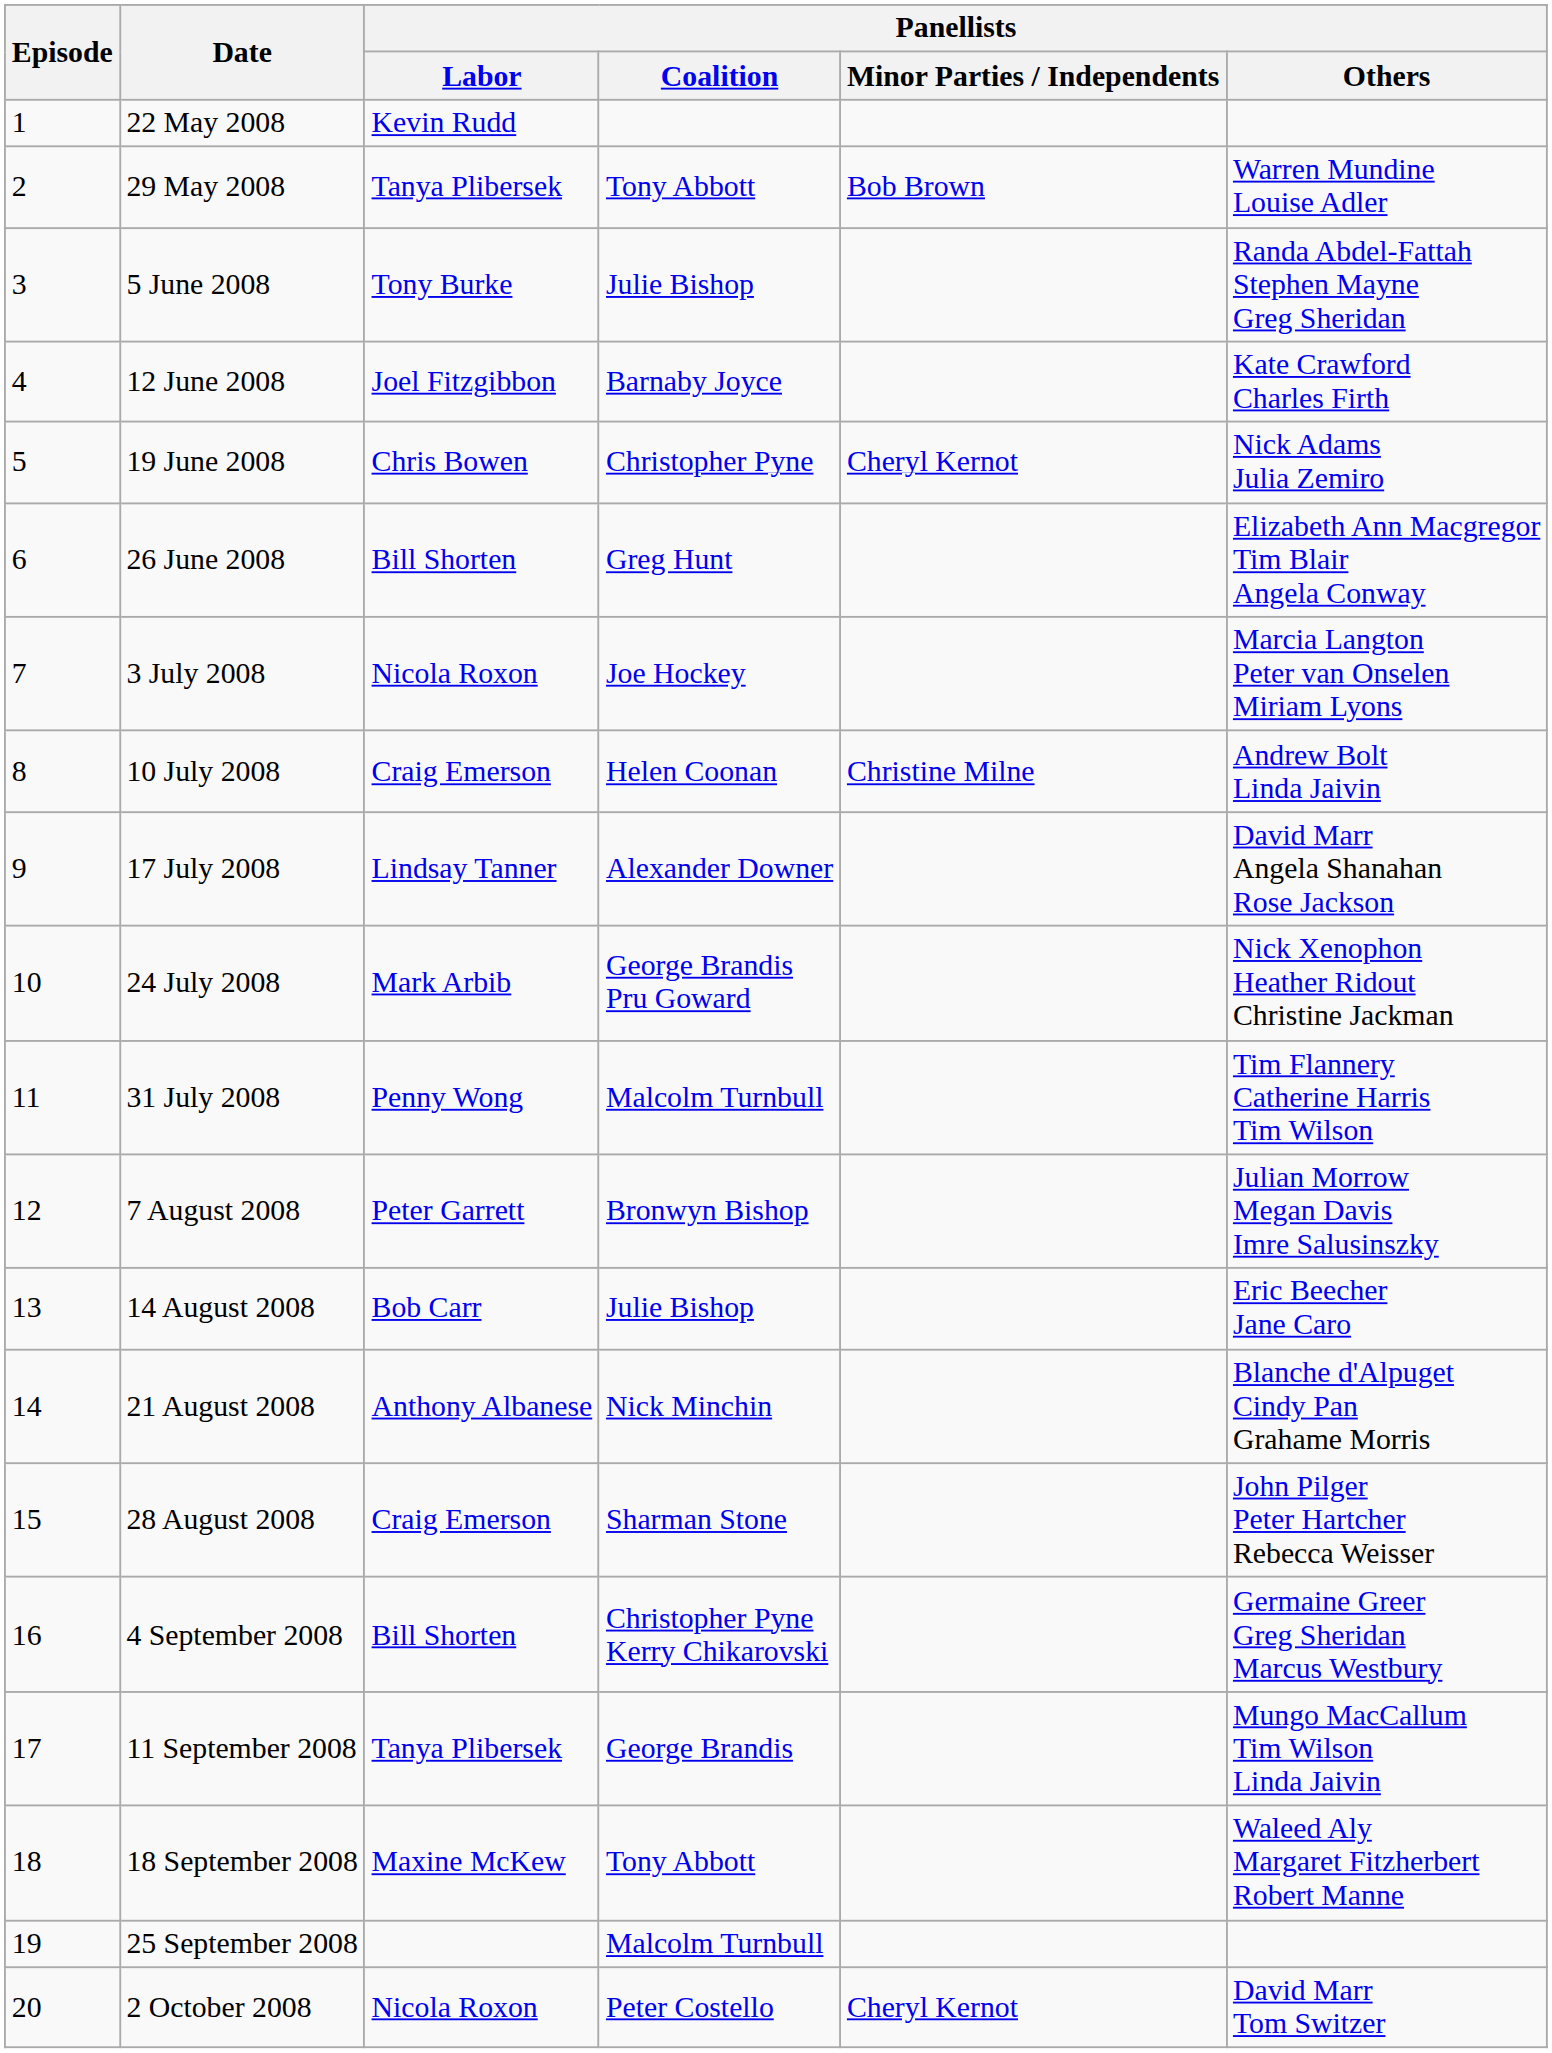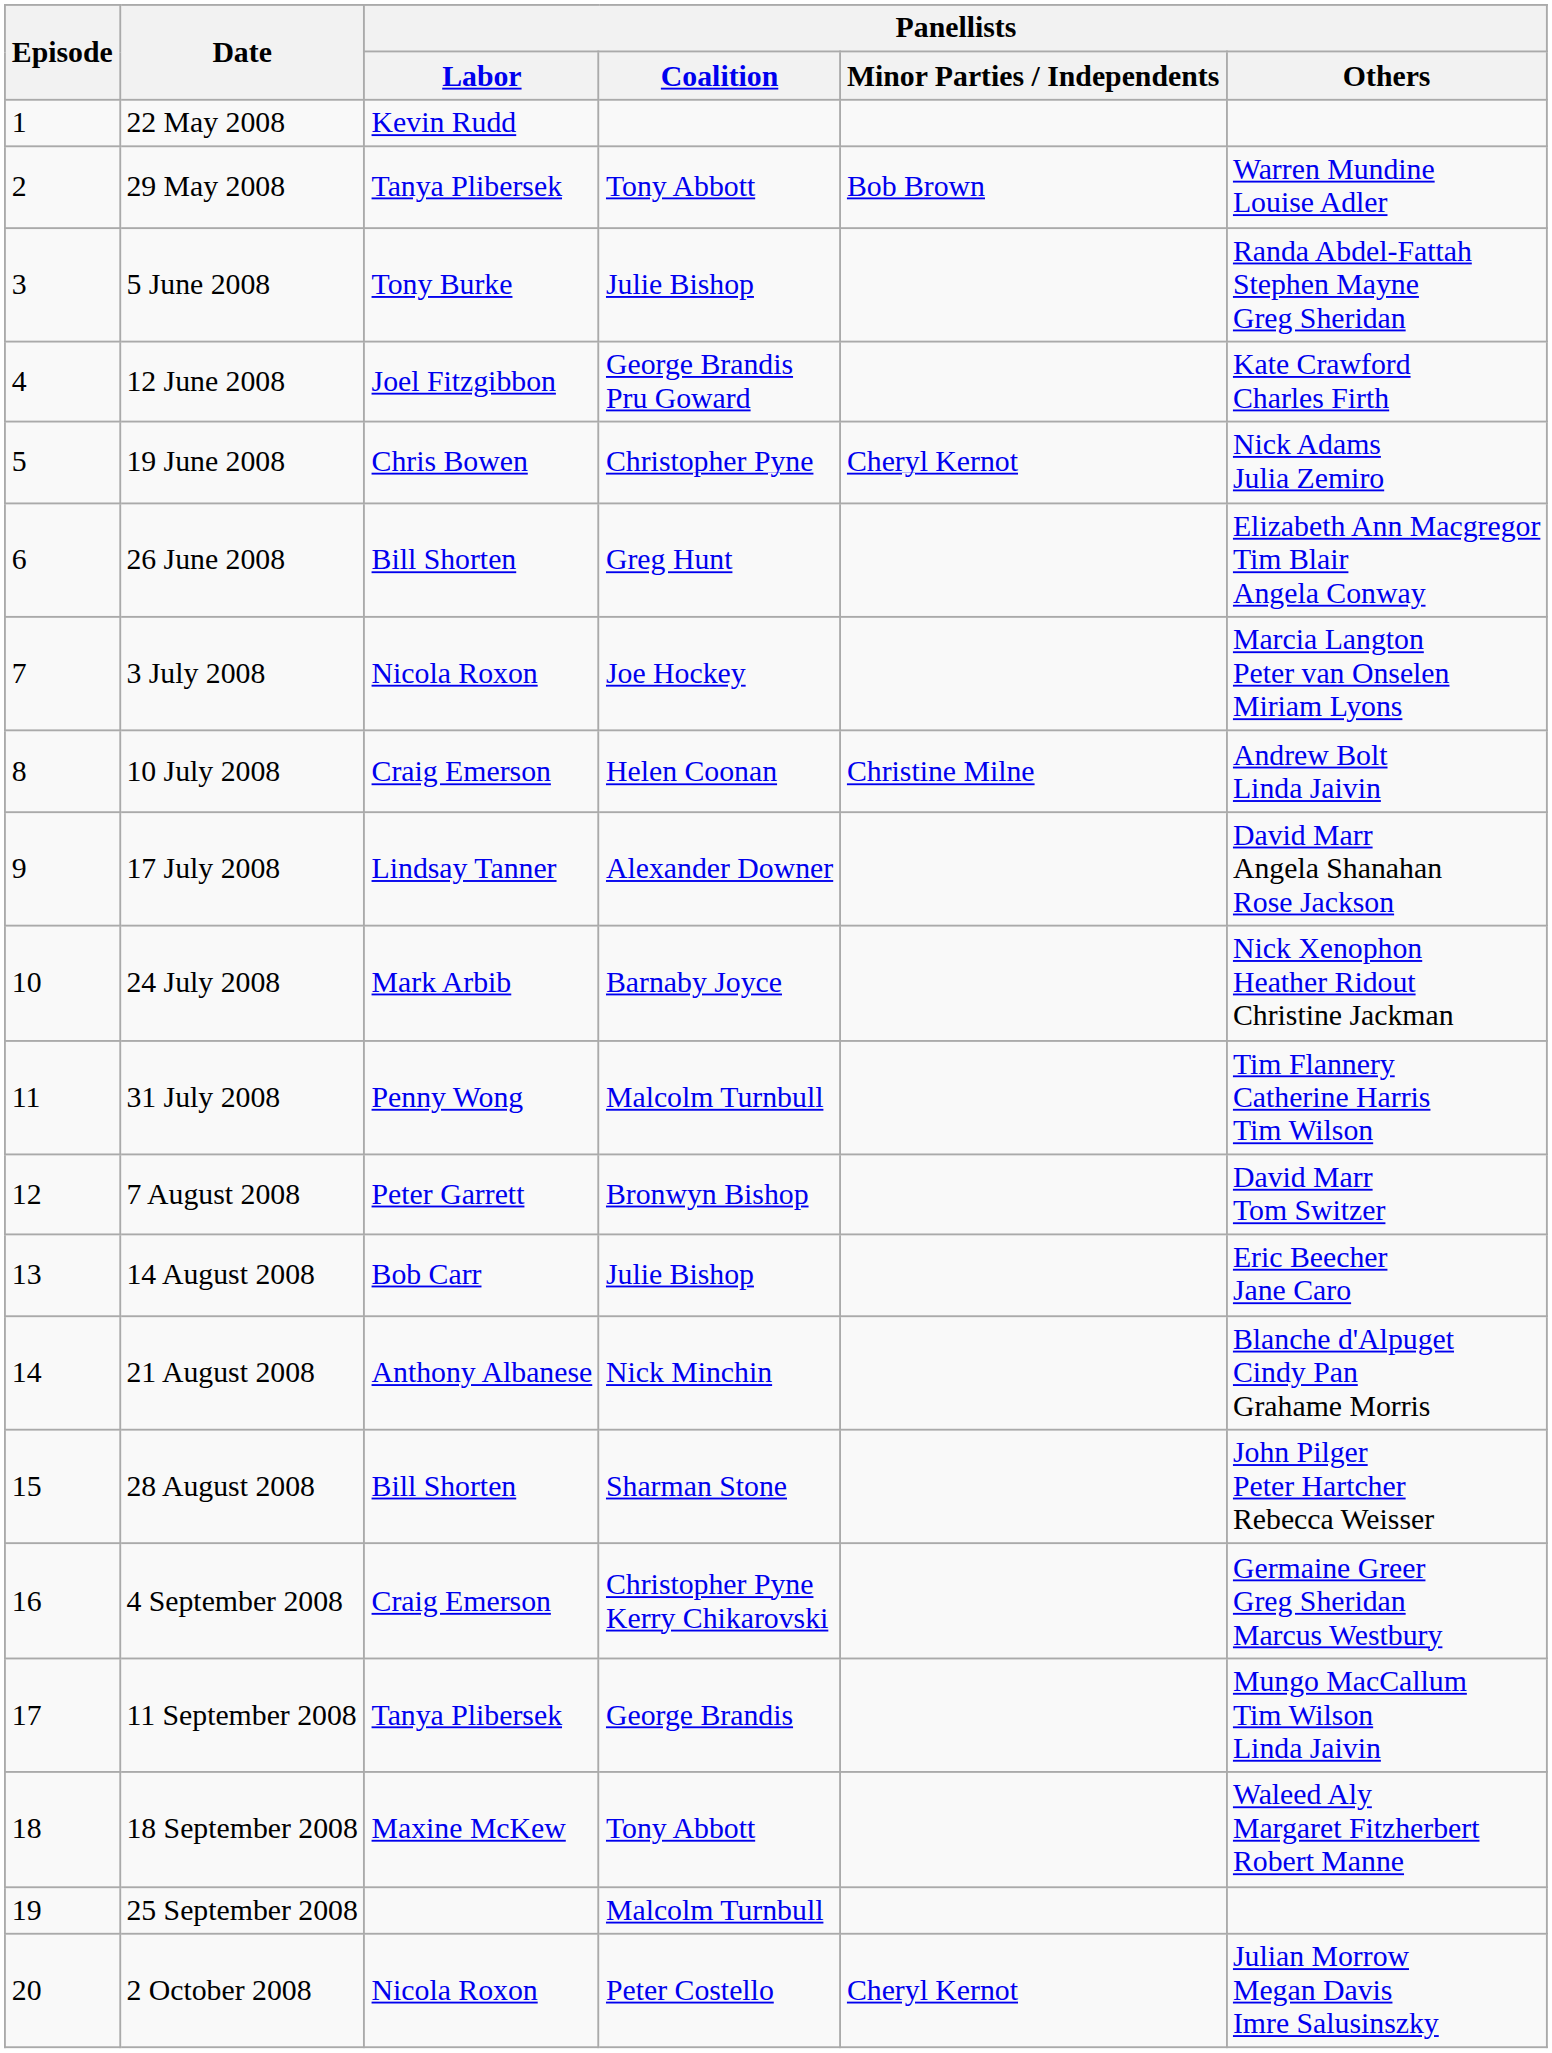(694, 381) Barnaby Joyce -> (700, 381) George Brandis Pru Goward
(700, 982) George Brandis Pru Goward -> (694, 982) Barnaby Joyce
(1336, 1210) Julian Morrow Megan Davis Imre Salusinszky -> (1309, 1194) David Marr Tom Switzer
(461, 1519) Craig Emerson -> (444, 1486) Bill Shorten
(444, 1633) Bill Shorten -> (461, 1600) Craig Emerson
(1309, 2006) David Marr Tom Switzer -> (1336, 1990) Julian Morrow Megan Davis Imre Salusinszky
